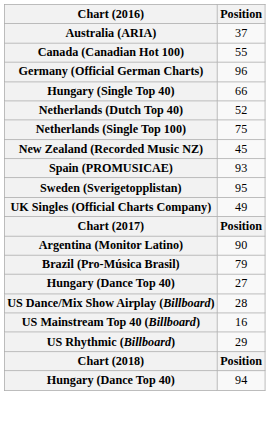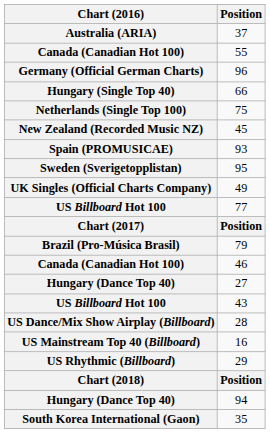- row: (241, 110)
+ row: (241, 206)
- row: (241, 245)
+ row: (241, 264)
+ row: (241, 303)
+ row: (241, 419)
